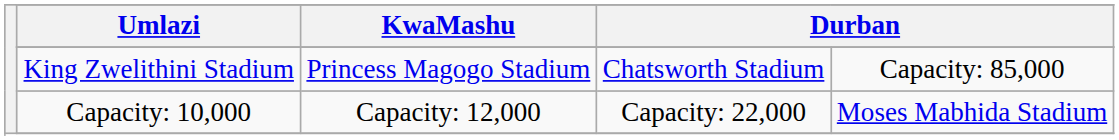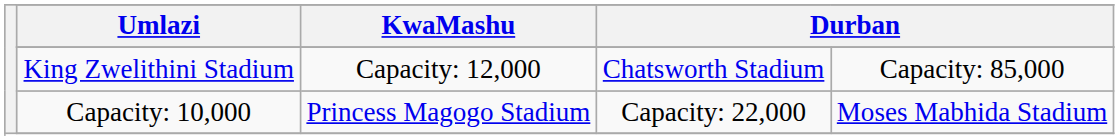(448, 68) Princess Magogo Stadium -> (448, 68) Capacity: 12,000
(448, 111) Capacity: 12,000 -> (448, 111) Princess Magogo Stadium
